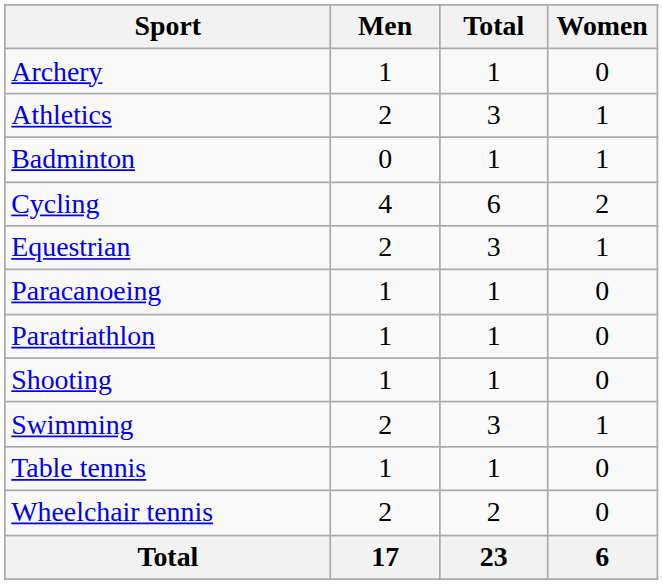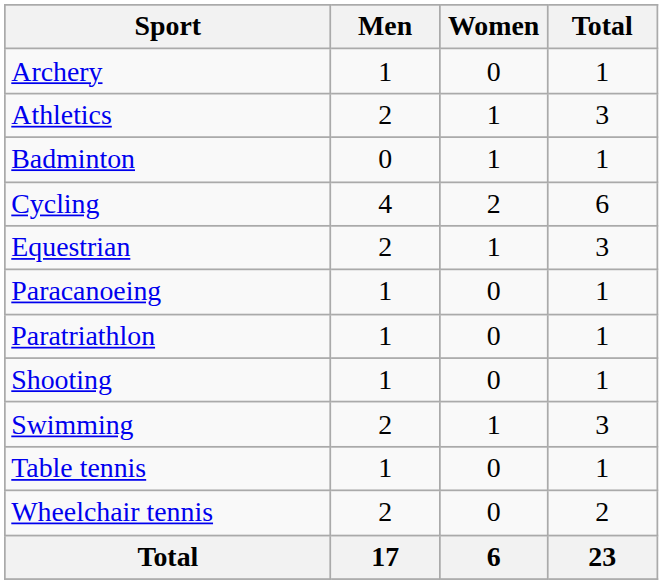columns swapped: (602, 26) <-> (494, 26)
